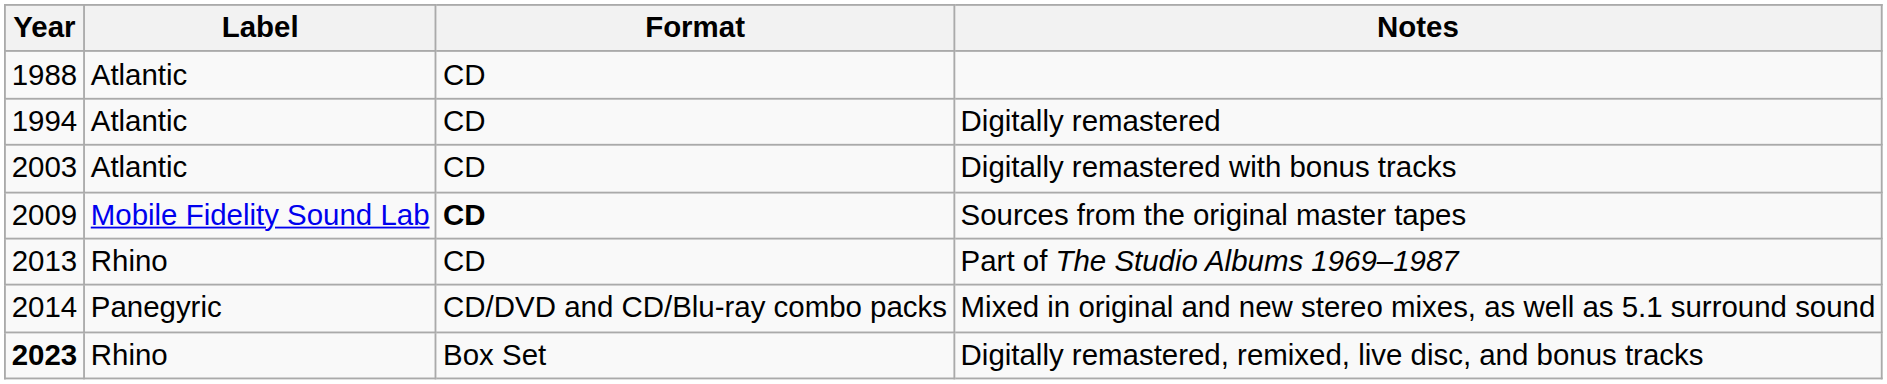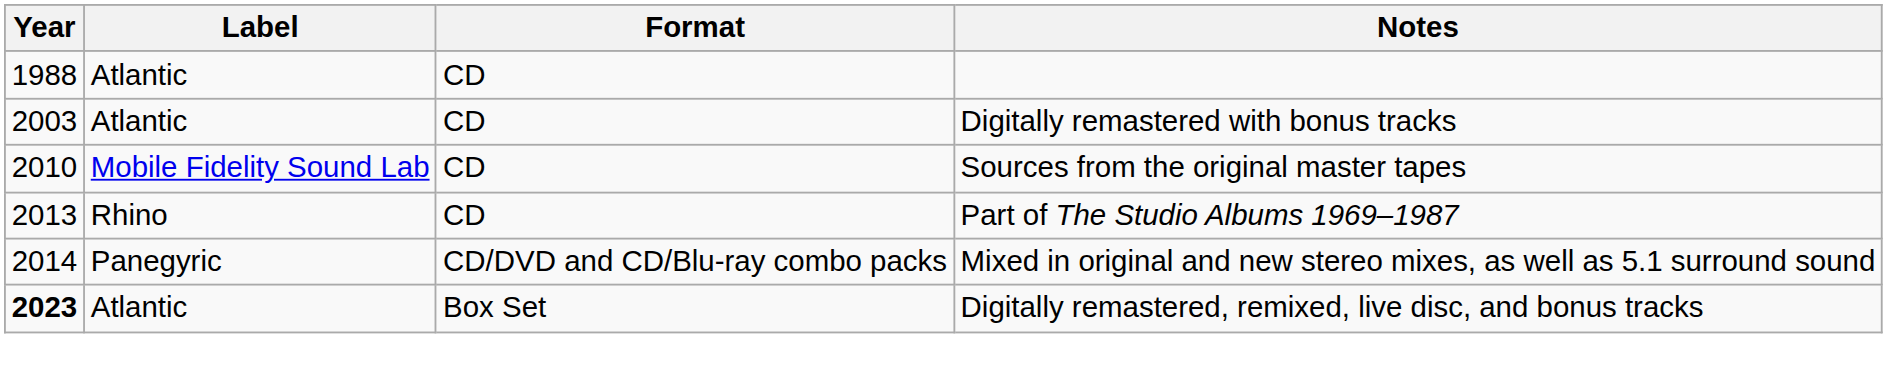- row: (1091, 121)
(44, 214) 2009 -> (44, 167) 2010
(464, 214) bold -> (464, 167) normal
(129, 354) Rhino -> (139, 307) Atlantic
